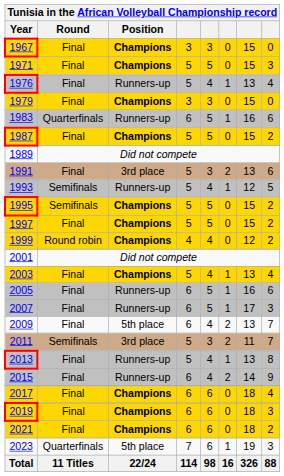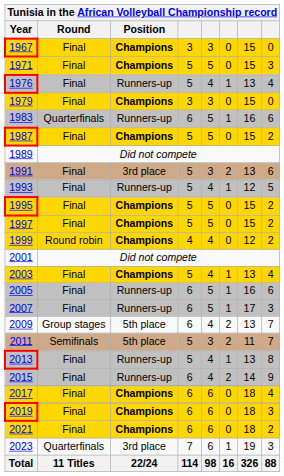(73, 188) Semifinals -> (74, 188) Final
(73, 206) Semifinals -> (74, 206) Final
(73, 324) Final -> (74, 324) Group stages
(143, 341) 3rd place -> (144, 341) 5th place
(143, 446) 5th place -> (144, 446) 3rd place
